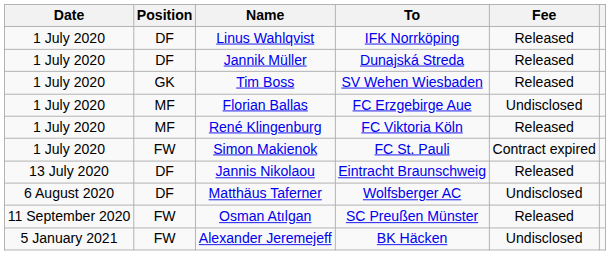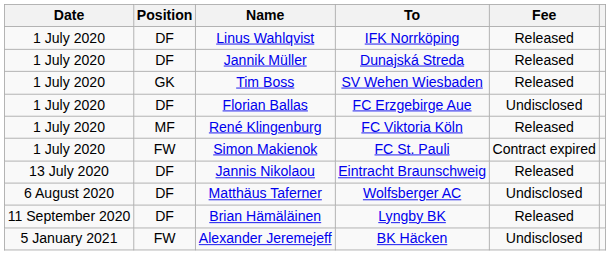(165, 104) MF -> (165, 104) DF
+ row: (265, 216)
- row: (265, 216)
